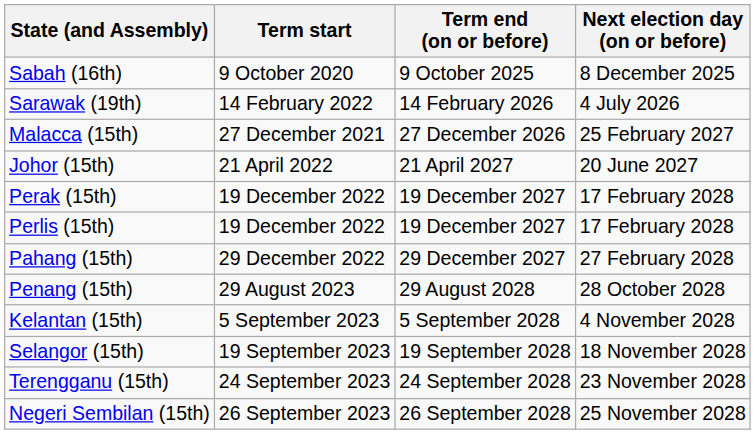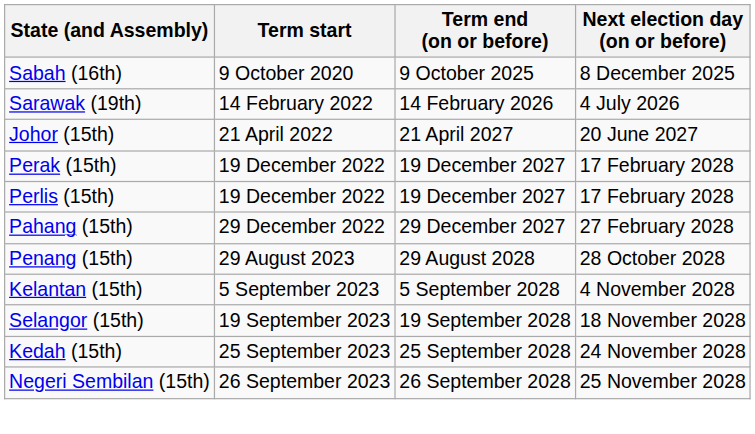- row: (74, 134)
- row: (89, 382)
+ row: (66, 351)
